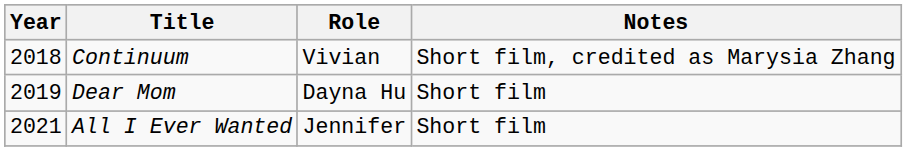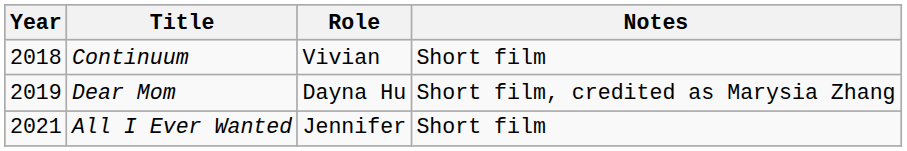(656, 58) Short film, credited as Marysia Zhang -> (481, 58) Short film
(481, 93) Short film -> (656, 93) Short film, credited as Marysia Zhang
